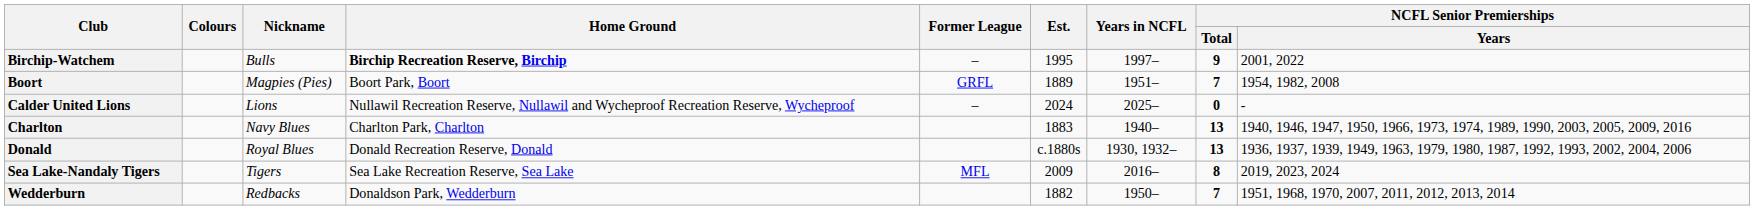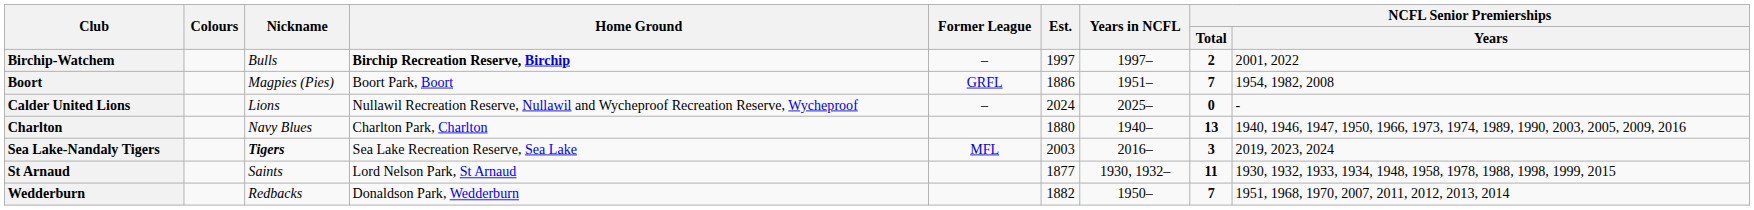(1059, 60) 1995 -> (1061, 60) 1997
(1217, 60) 9 -> (1211, 60) 2
(1059, 82) 1889 -> (1061, 82) 1886
(1059, 127) 1883 -> (1061, 127) 1880
- row: (30, 149)
(264, 171) normal -> (266, 149) bold
(1059, 171) 2009 -> (1061, 149) 2003
(1217, 171) 8 -> (1211, 149) 3
+ row: (39, 171)
